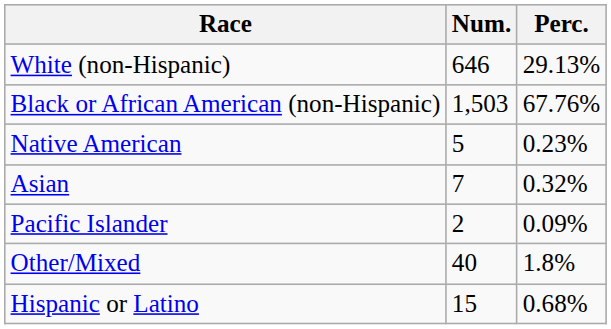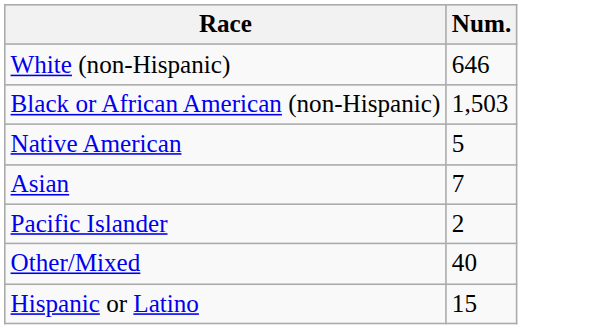- column: (561, 24)
